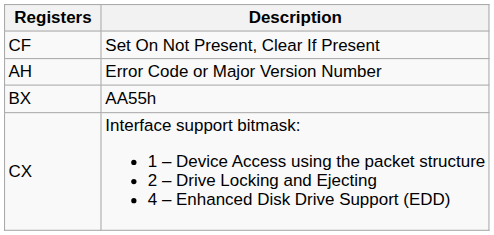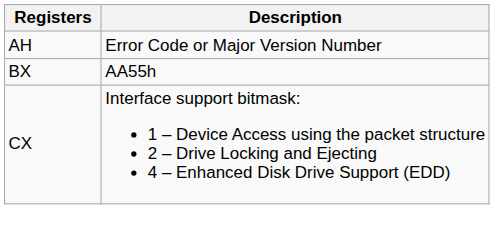- row: (20, 44)
